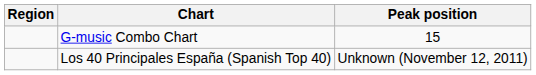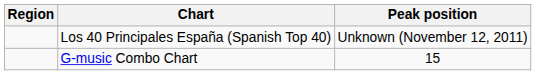rows swapped: (129, 37) <-> (196, 59)
